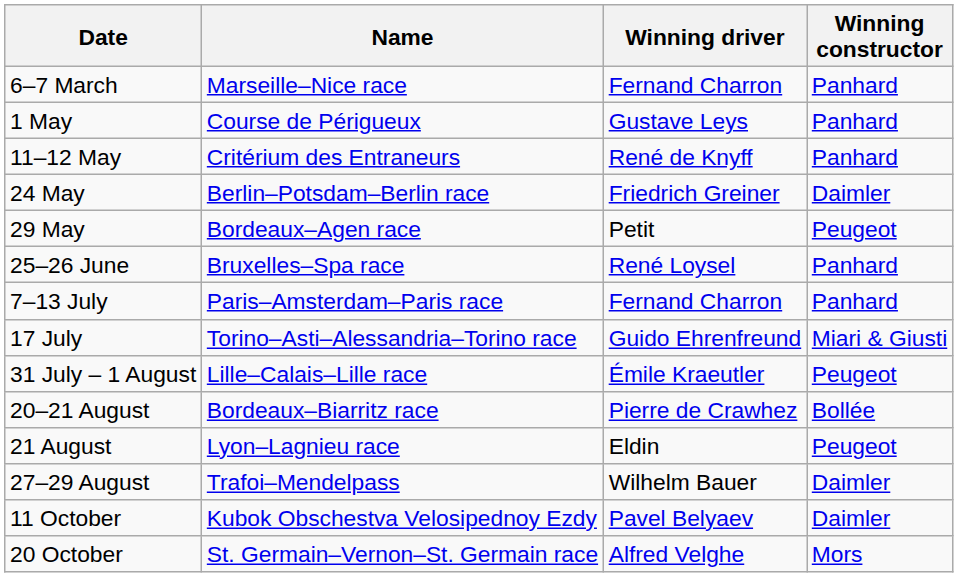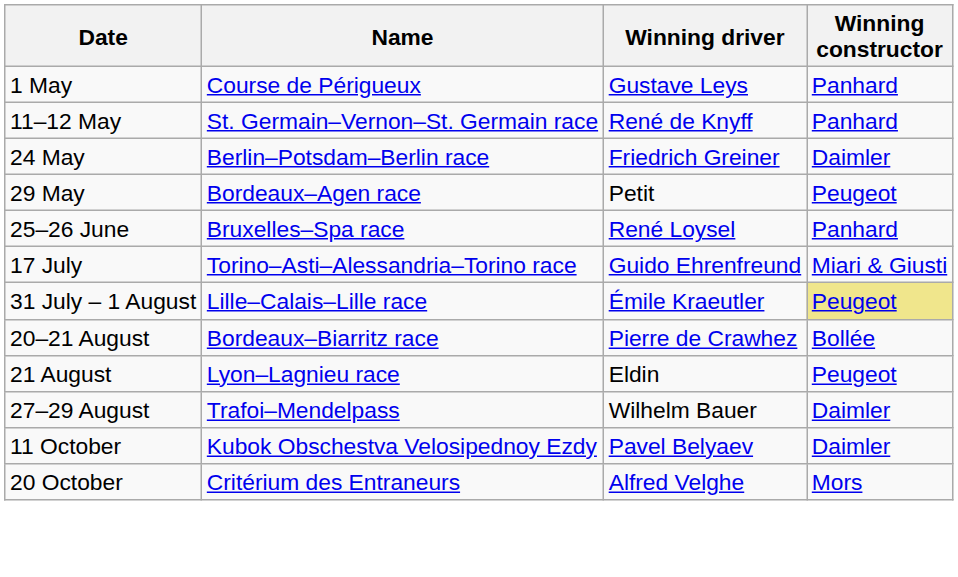- row: (64, 85)
(333, 157) Critérium des Entraneurs -> (402, 121) St. Germain–Vernon–St. Germain race
- row: (59, 301)
(854, 373) no background -> (854, 301) khaki background
(402, 554) St. Germain–Vernon–St. Germain race -> (333, 482) Critérium des Entraneurs
